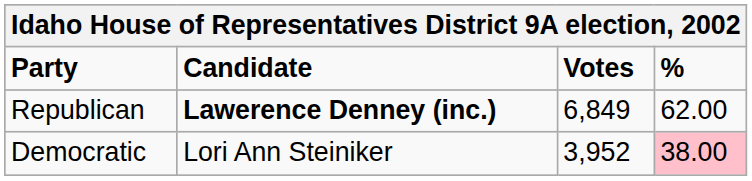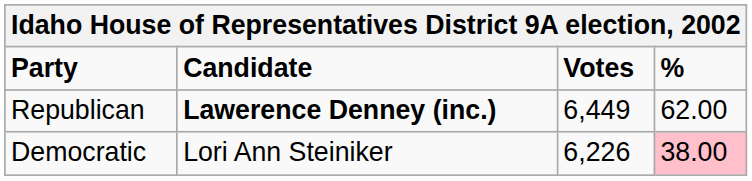(597, 110) 6,849 -> (597, 110) 6,449
(597, 152) 3,952 -> (597, 152) 6,226
